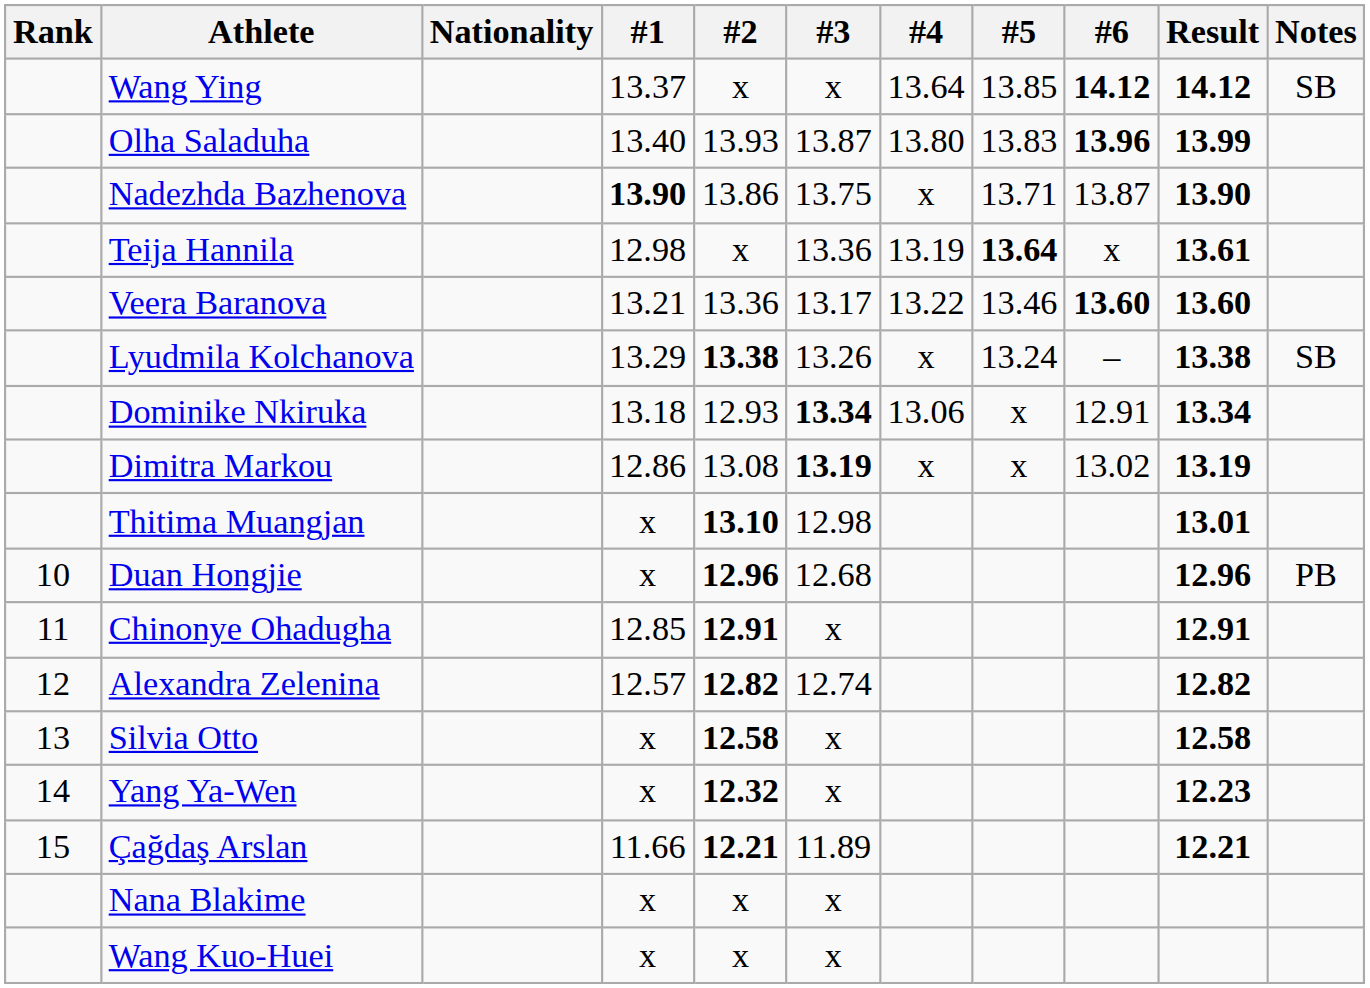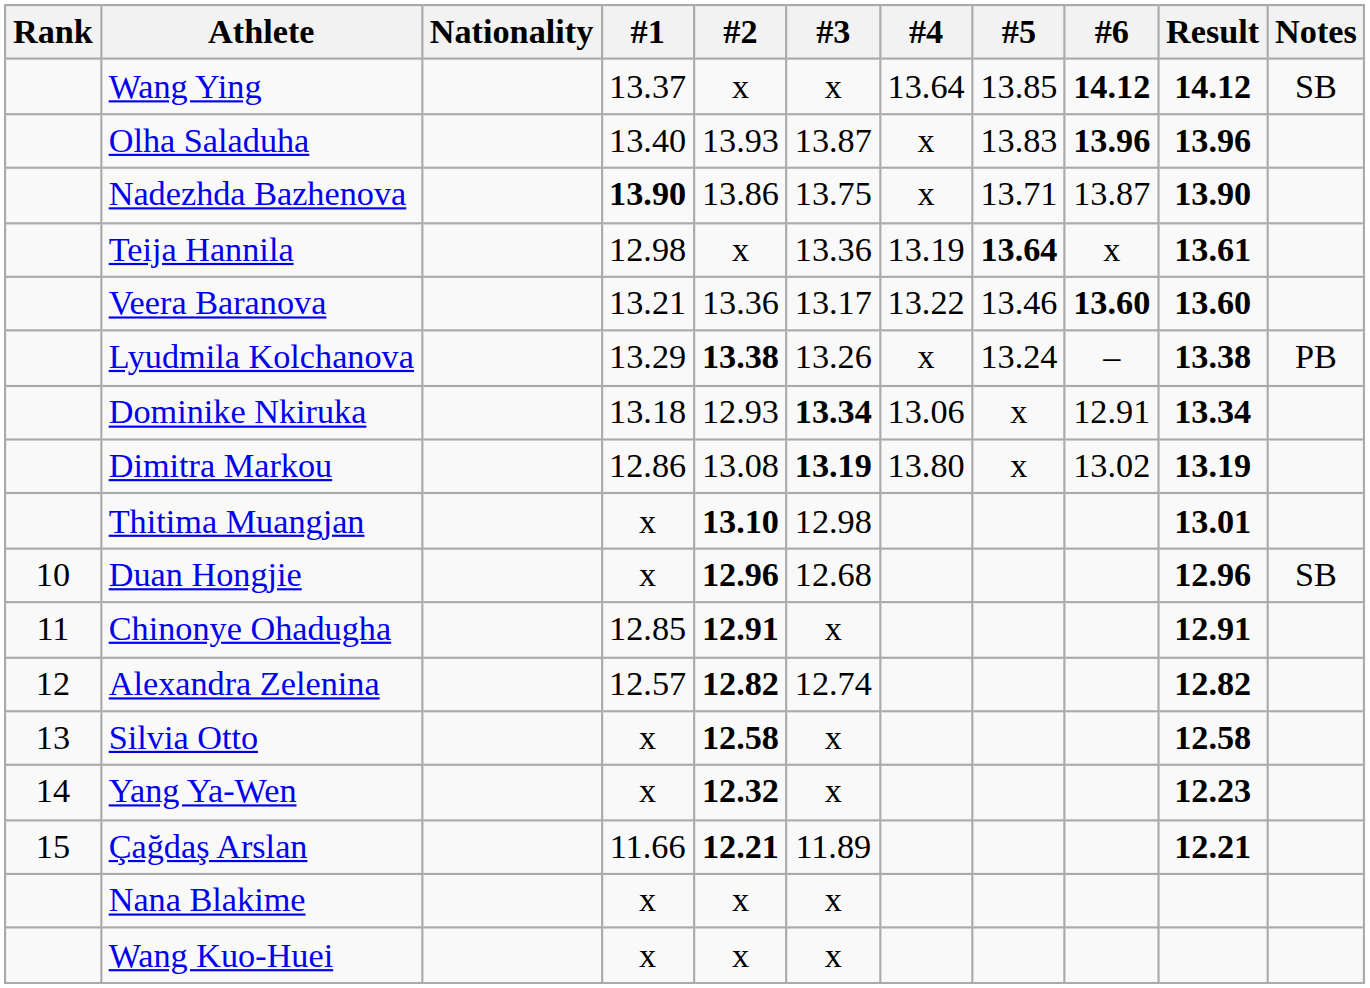(926, 140) 13.80 -> (926, 140) x
(1213, 140) 13.99 -> (1213, 140) 13.96
(1316, 357) SB -> (1316, 357) PB
(926, 466) x -> (926, 466) 13.80
(1316, 574) PB -> (1316, 574) SB
